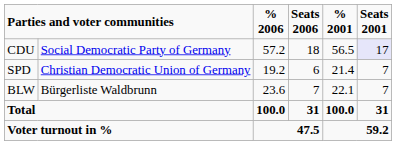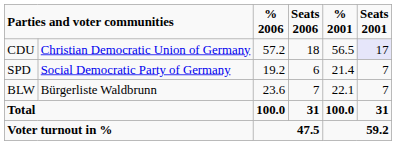(136, 49) Social Democratic Party of Germany -> (146, 49) Christian Democratic Union of Germany
(146, 69) Christian Democratic Union of Germany -> (136, 69) Social Democratic Party of Germany
